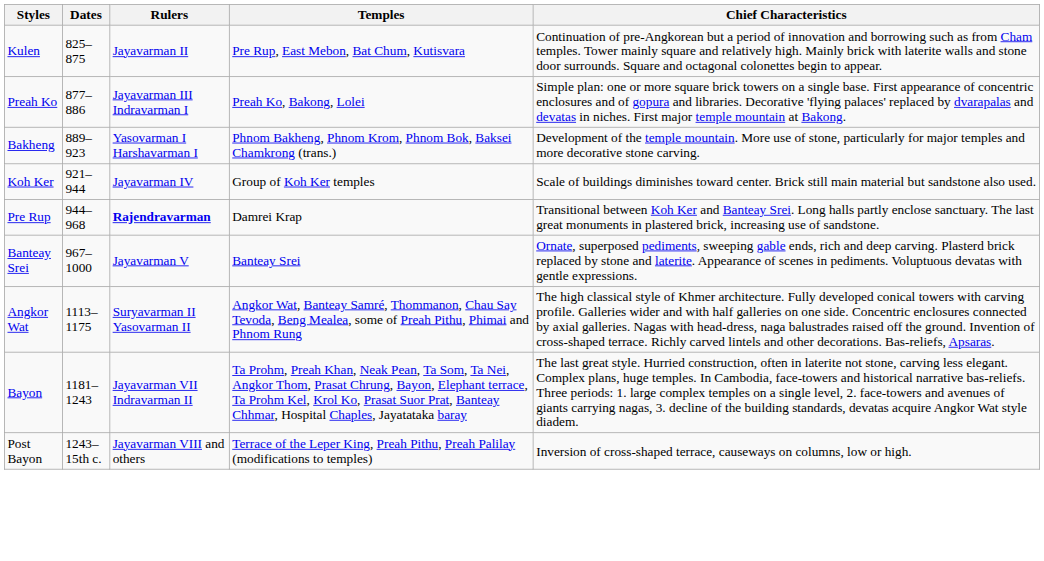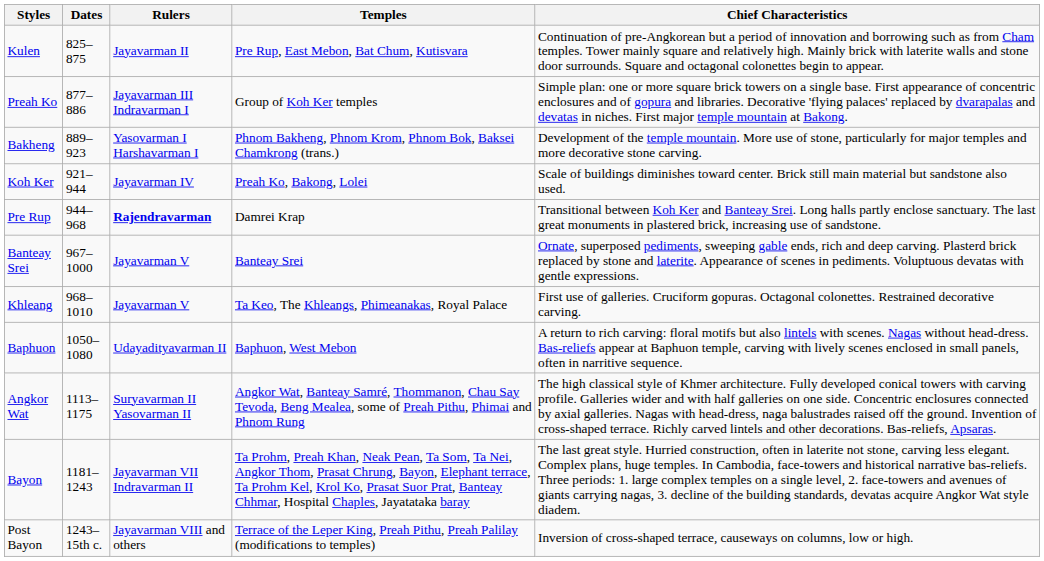(298, 101) Preah Ko, Bakong, Lolei -> (306, 101) Group of Koh Ker temples
(303, 181) Group of Koh Ker temples -> (301, 181) Preah Ko, Bakong, Lolei
+ row: (30, 304)
+ row: (31, 347)
